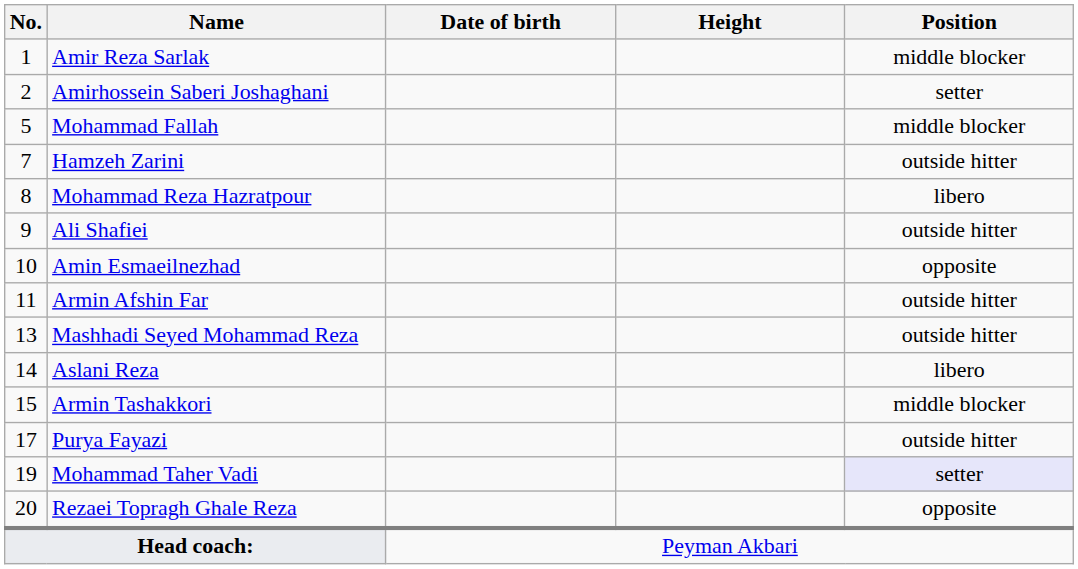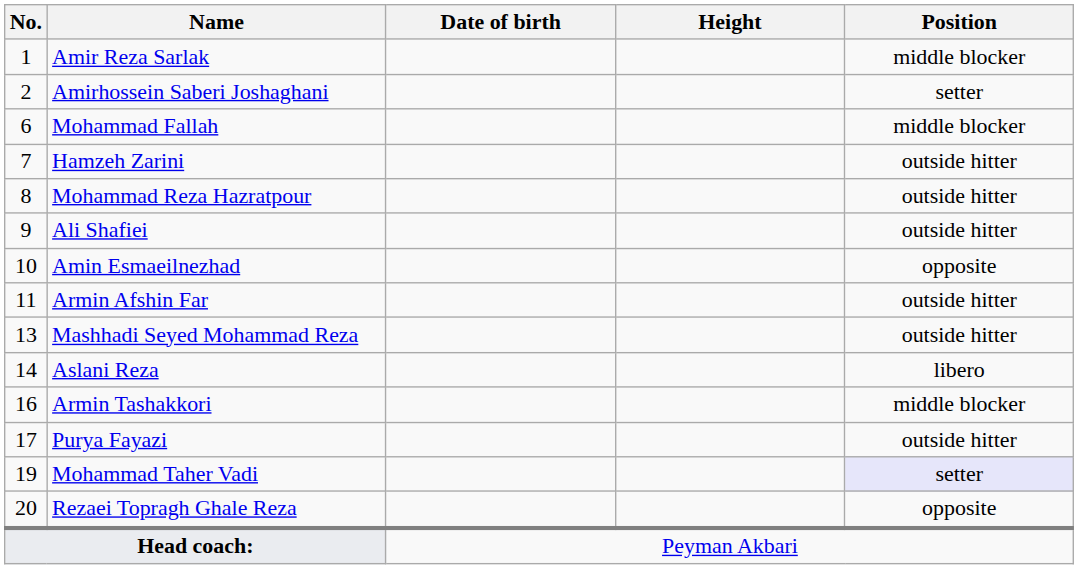(26, 126) 5 -> (26, 126) 6
(959, 195) libero -> (959, 195) outside hitter
(26, 404) 15 -> (26, 404) 16
